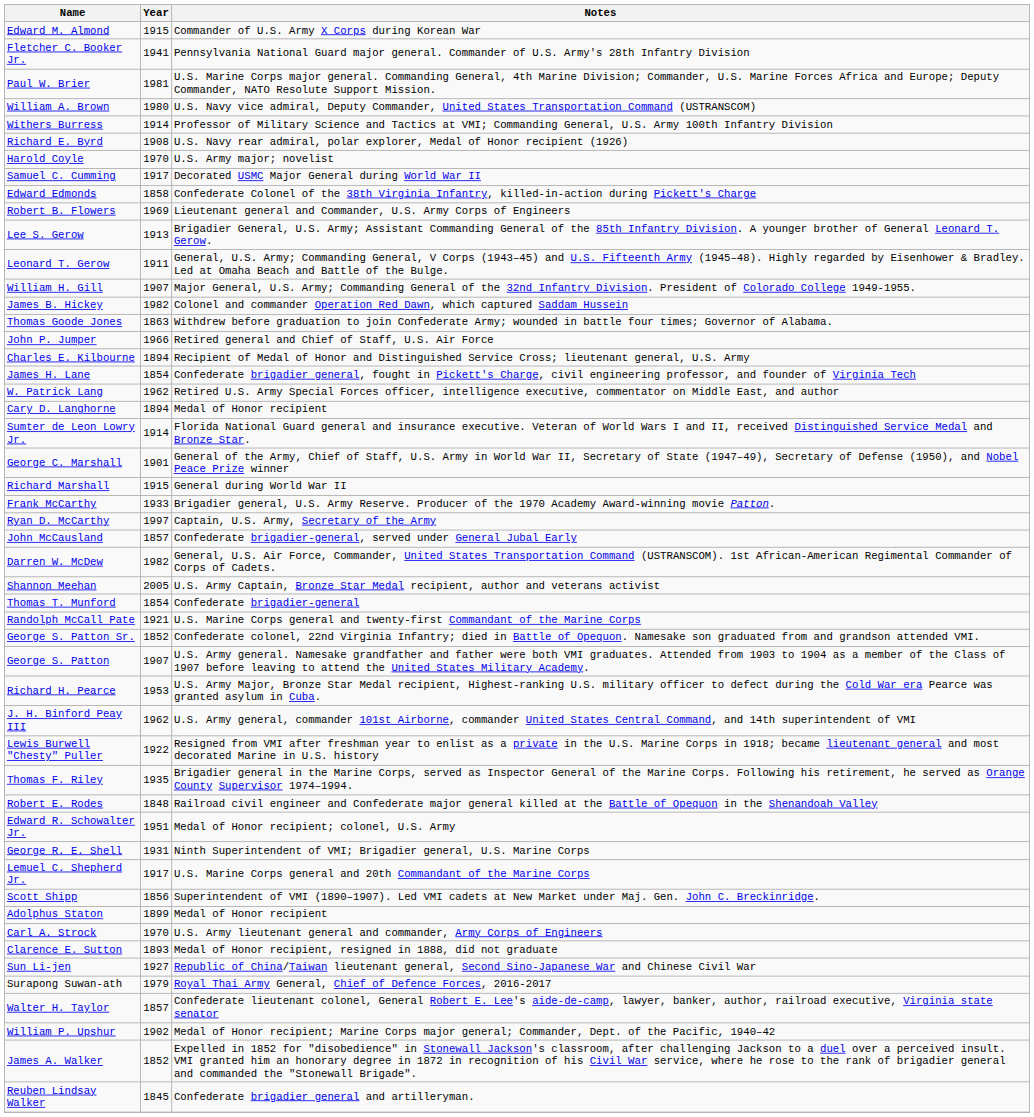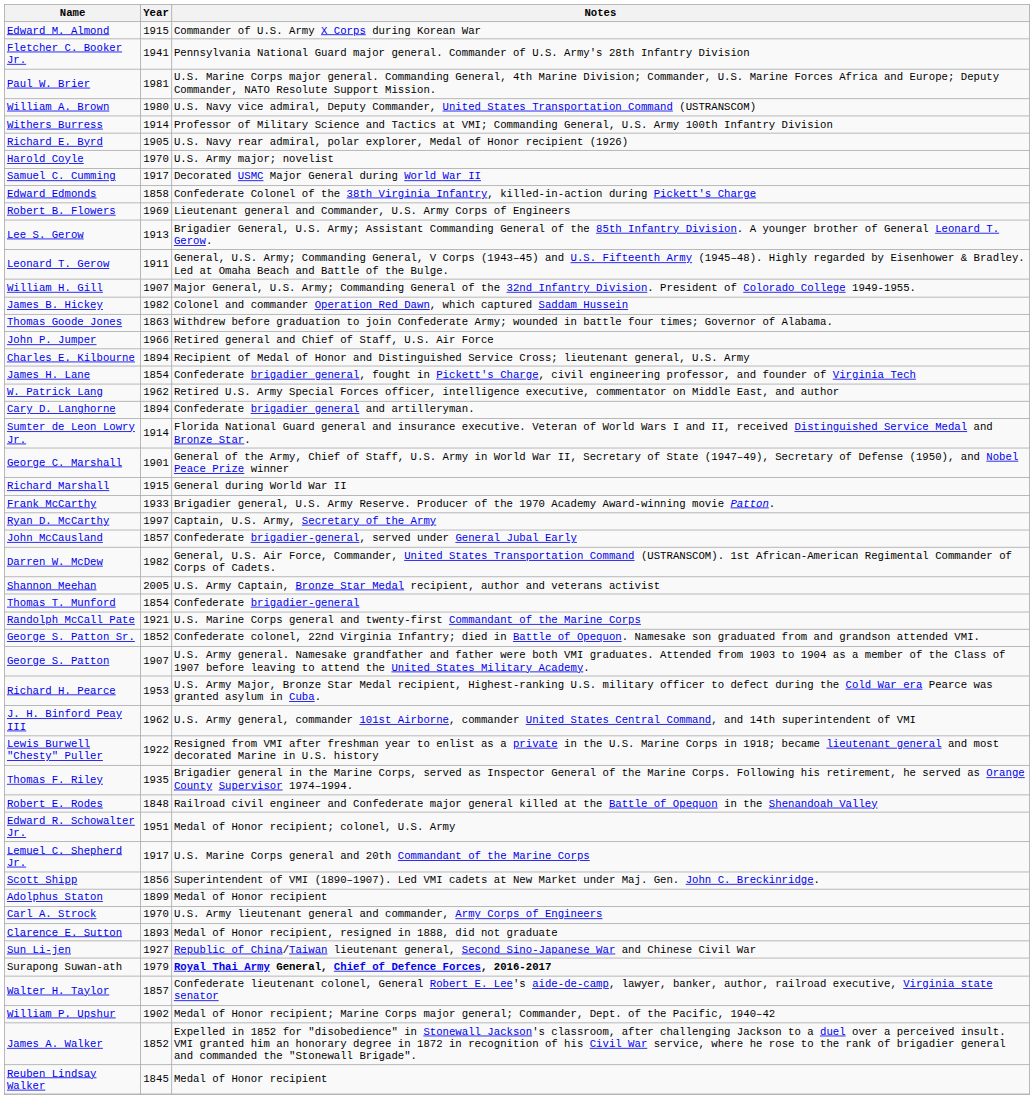(156, 142) 1908 -> (156, 142) 1905
(251, 410) Medal of Honor recipient -> (324, 410) Confederate brigadier general and artilleryman.
- row: (65, 851)
(363, 984) normal -> (363, 967) bold
(324, 1097) Confederate brigadier general and artilleryman. -> (251, 1080) Medal of Honor recipient
